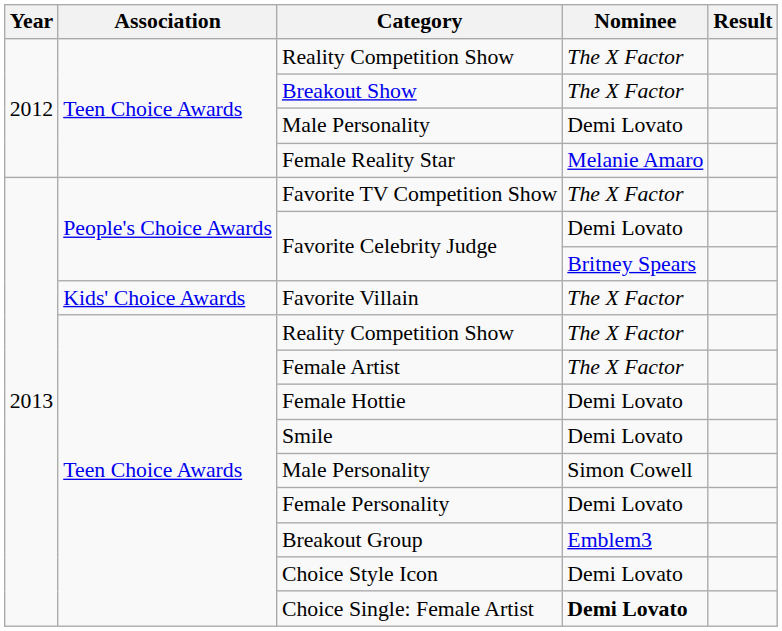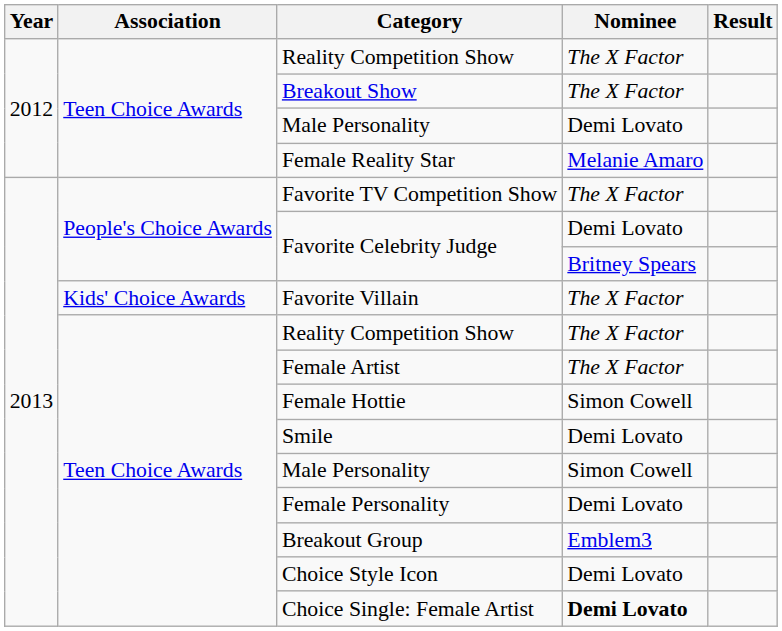(625, 401) Demi Lovato -> (630, 401) Simon Cowell
